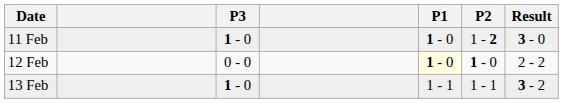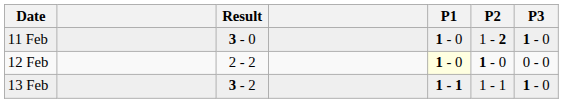columns swapped: (532, 16) <-> (238, 16)
(440, 86) normal -> (449, 86) bold
